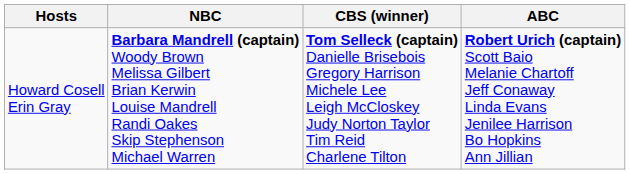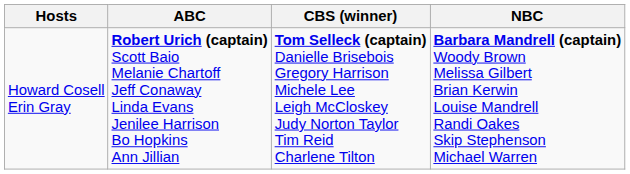columns swapped: (543, 16) <-> (205, 16)
